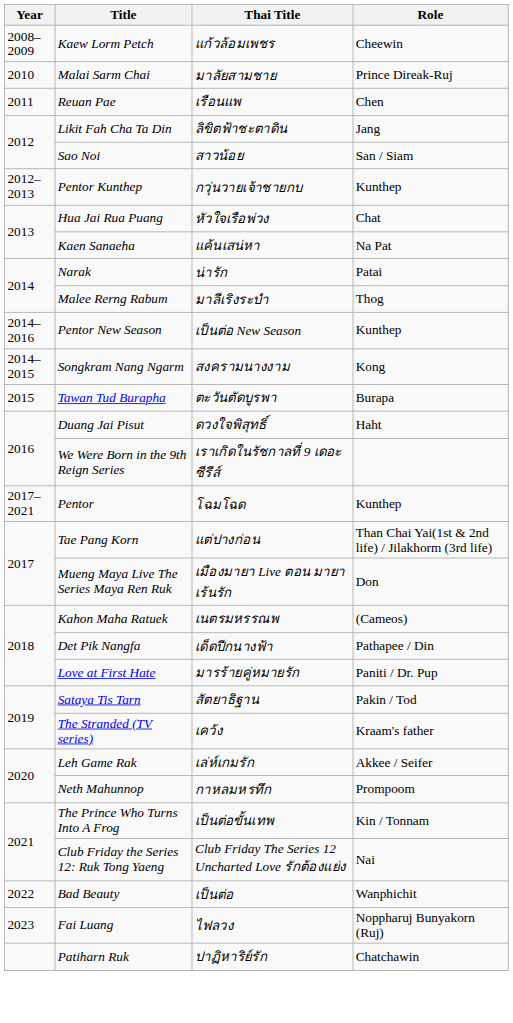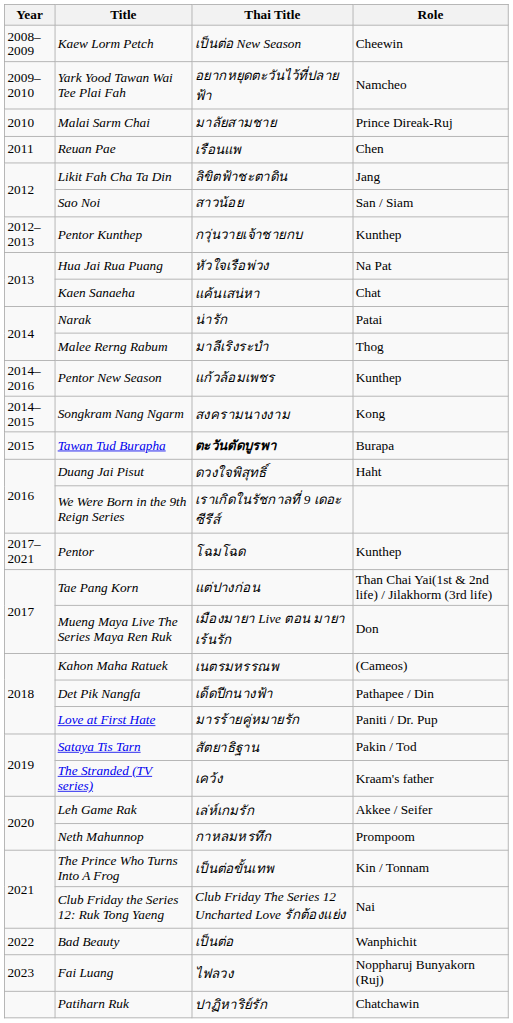(235, 43) แก้วล้อมเพชร -> (248, 43) เป็นต่อ New Season
+ row: (115, 85)
(368, 218) Chat -> (374, 266) Na Pat
(374, 245) Na Pat -> (368, 292) Chat
(248, 330) เป็นต่อ New Season -> (235, 378) แก้วล้อมเพชร
(236, 398) normal -> (236, 446) bold
